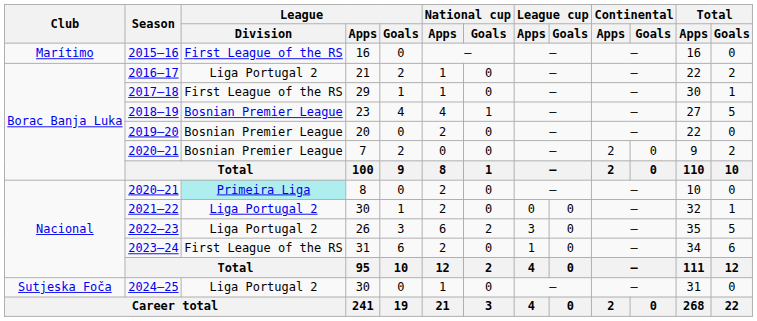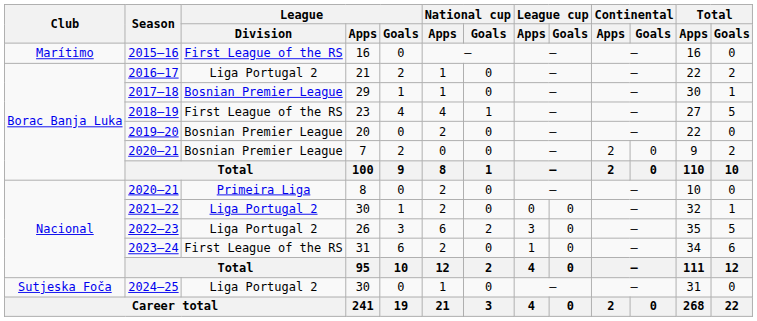(264, 92) First League of the RS -> (264, 92) Bosnian Premier League
(264, 112) Bosnian Premier League -> (264, 112) First League of the RS
(264, 190) paleturquoise background -> (264, 190) no background
